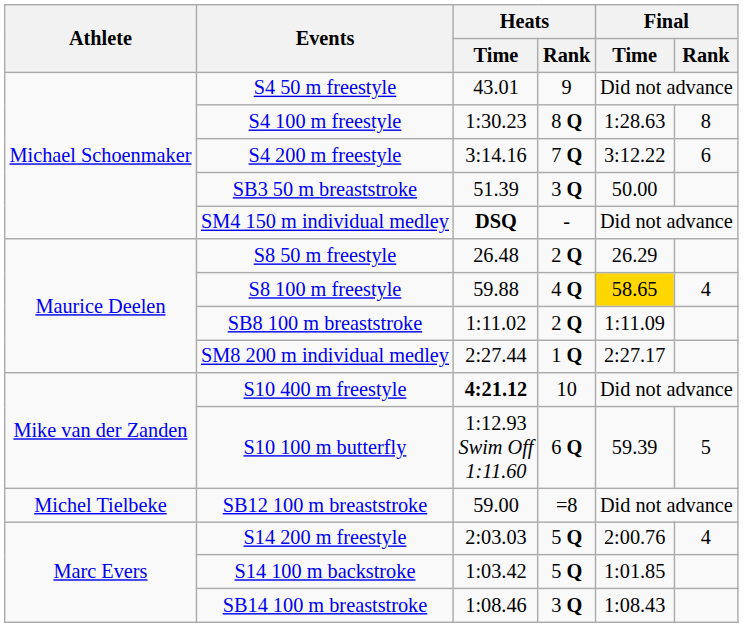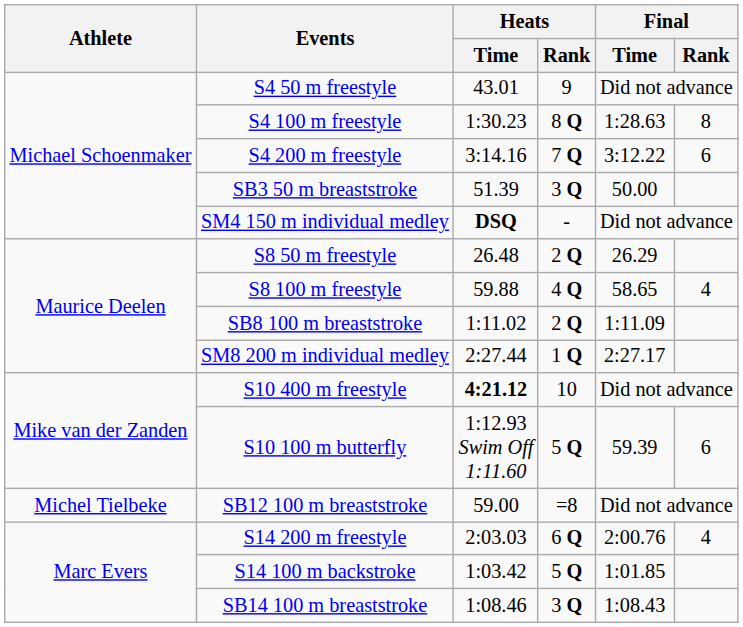(635, 289) gold background -> (635, 289) no background
(567, 447) 6 Q -> (567, 447) 5 Q
(706, 447) 5 -> (706, 447) 6
(567, 538) 5 Q -> (567, 538) 6 Q
